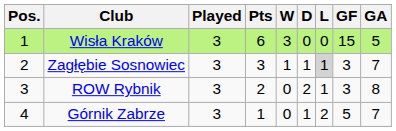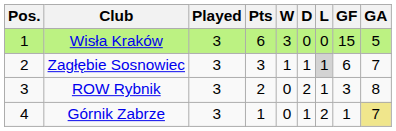(347, 65) 3 -> (347, 65) 6
(347, 114) 5 -> (347, 114) 1
(376, 114) no background -> (376, 114) khaki background
